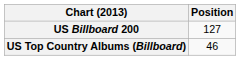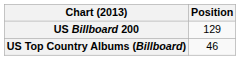(212, 30) 127 -> (212, 30) 129
